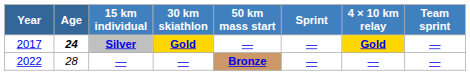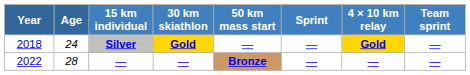(29, 44) 2017 -> (29, 44) 2018
(71, 44) bold -> (71, 44) normal
